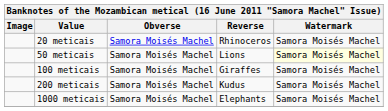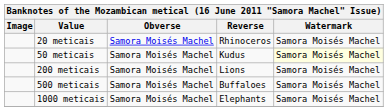(232, 55) Lions -> (232, 55) Kudus
- row: (68, 70)
(232, 84) Kudus -> (232, 70) Lions
+ row: (68, 84)
